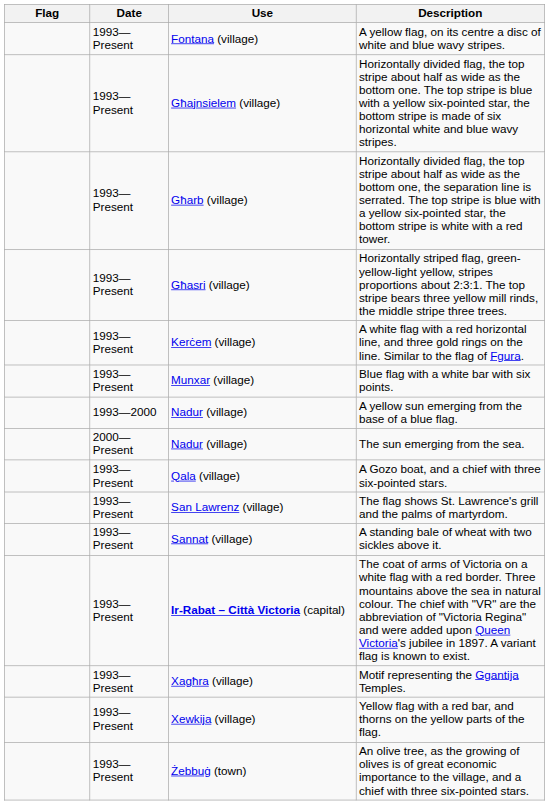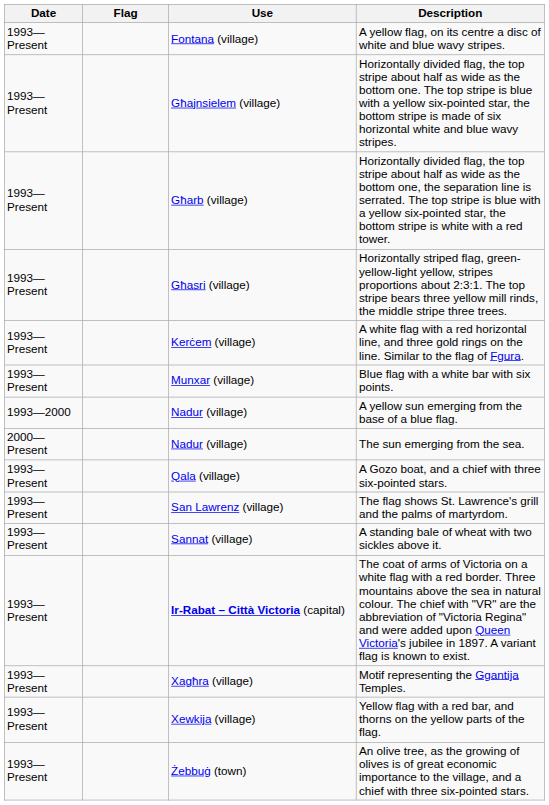columns swapped: (47, 13) <-> (129, 13)
